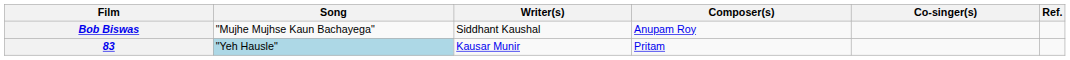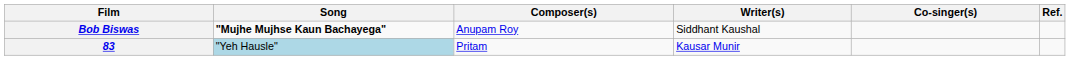columns swapped: (742, 13) <-> (543, 13)
(295, 30) normal -> (301, 30) bold
